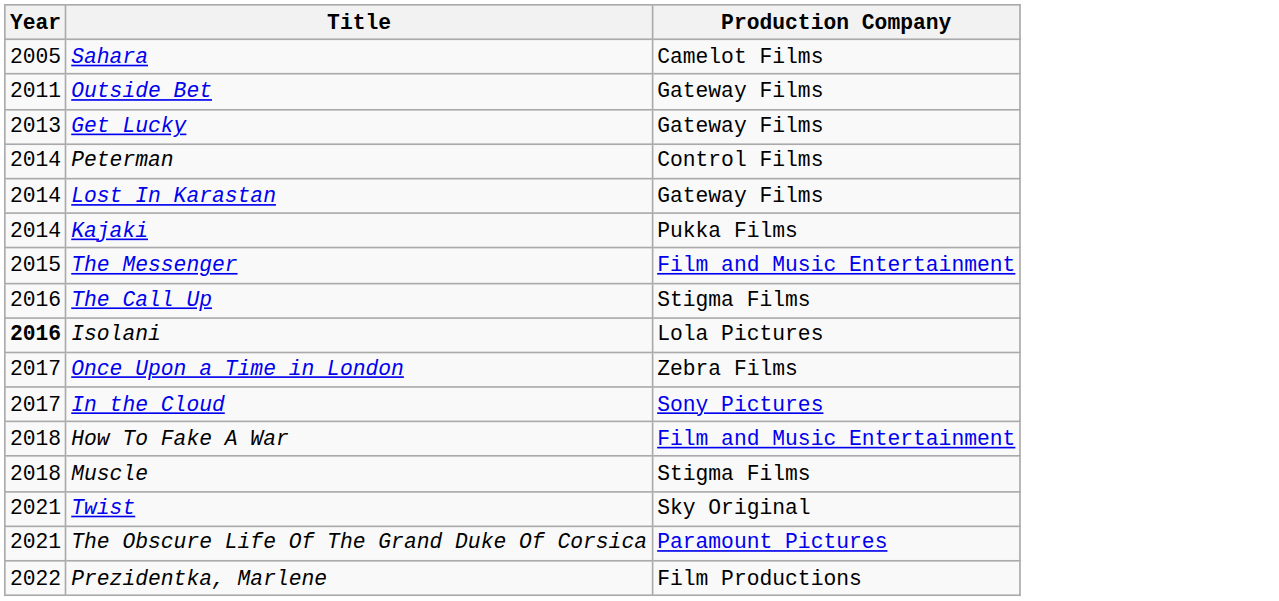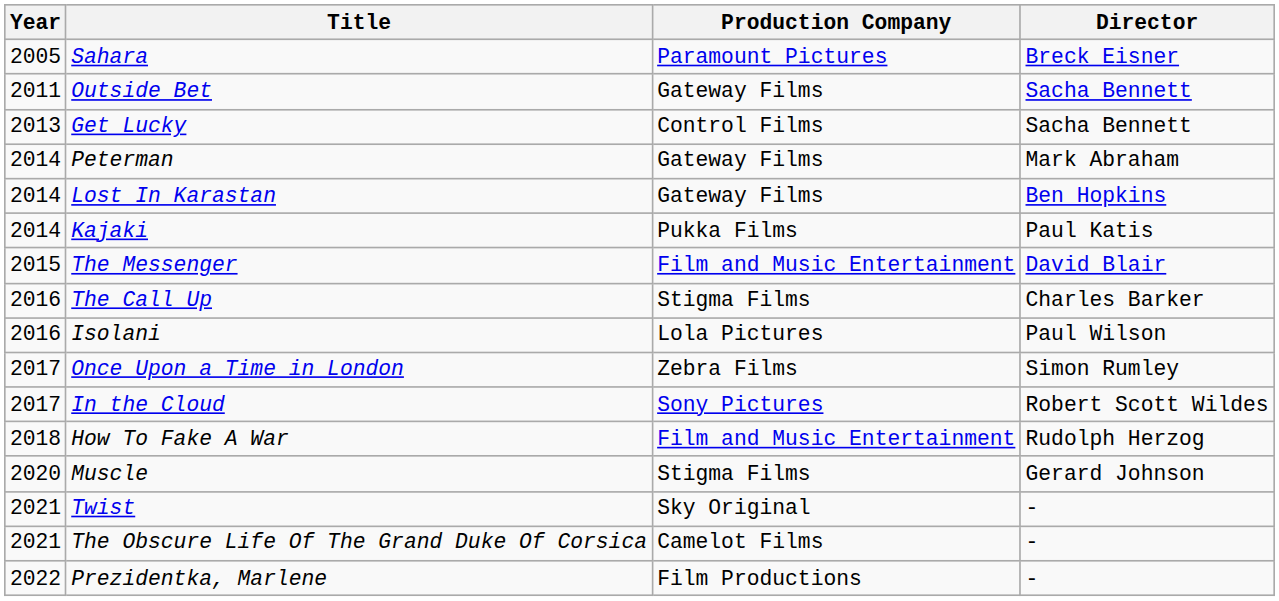+ column: (1147, 22)
(740, 57) Camelot Films -> (772, 57) Paramount Pictures
(740, 126) Gateway Films -> (740, 126) Control Films
(740, 161) Control Films -> (740, 161) Gateway Films
(35, 335) bold -> (35, 335) normal
(35, 474) 2018 -> (35, 474) 2020
(772, 543) Paramount Pictures -> (740, 543) Camelot Films
